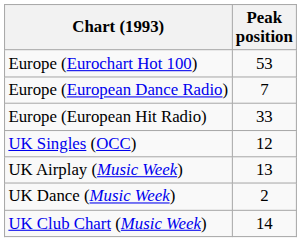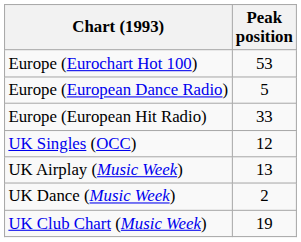(264, 90) 7 -> (264, 90) 5
(264, 223) 14 -> (264, 223) 19
